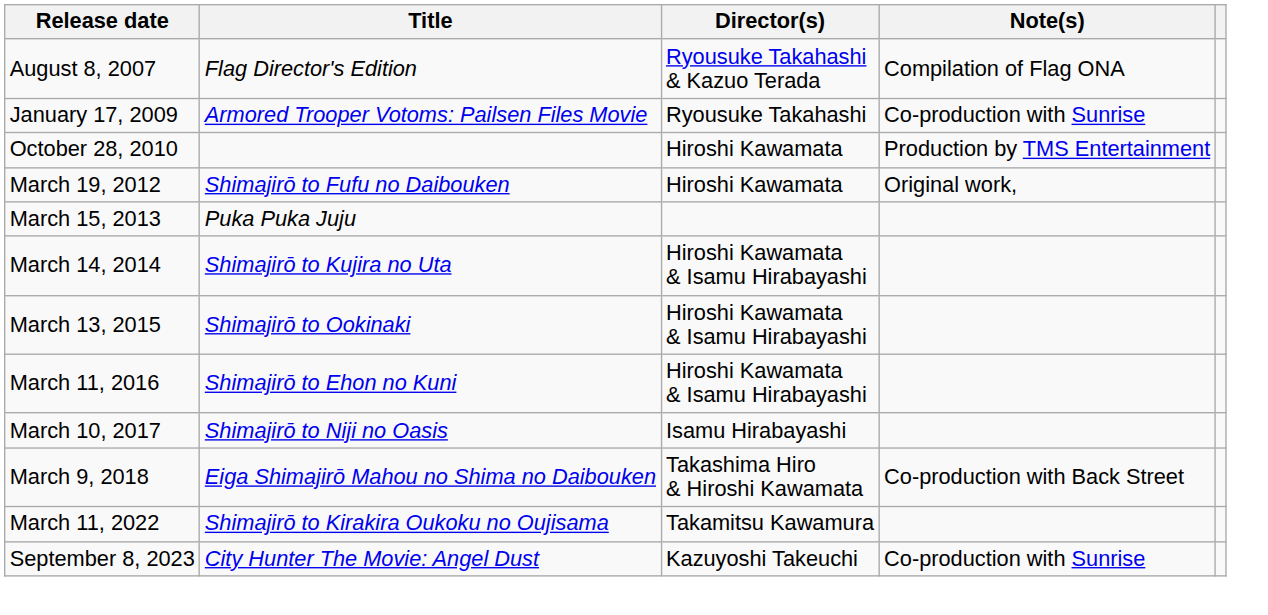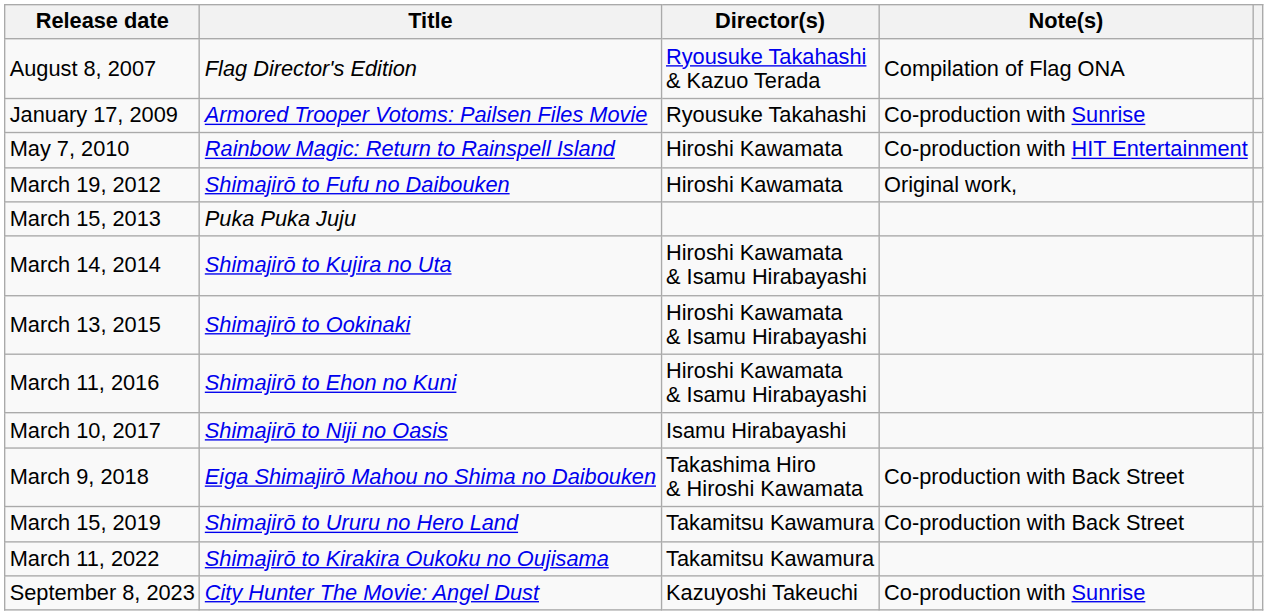+ row: (70, 149)
- row: (94, 149)
+ row: (85, 523)
